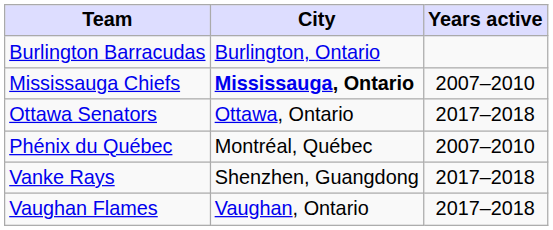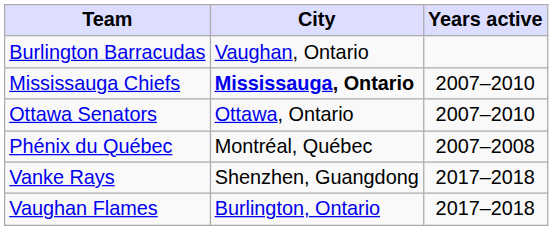(297, 51) Burlington, Ontario -> (292, 51) Vaughan, Ontario
(485, 114) 2017–2018 -> (485, 114) 2007–2010
(485, 146) 2007–2010 -> (485, 146) 2007–2008
(292, 209) Vaughan, Ontario -> (297, 209) Burlington, Ontario
